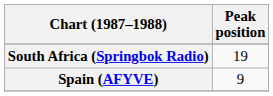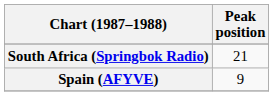(240, 56) 19 -> (240, 56) 21
